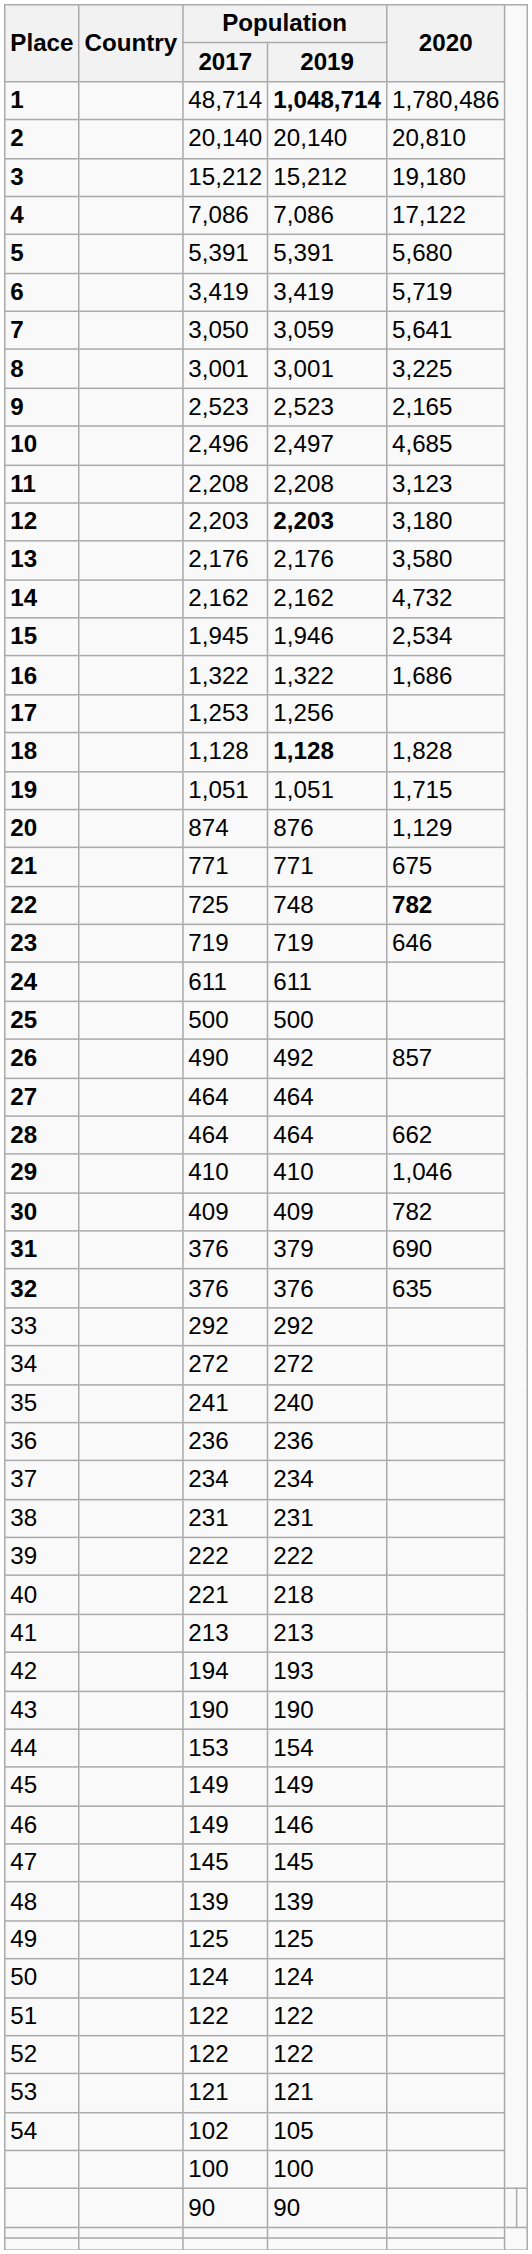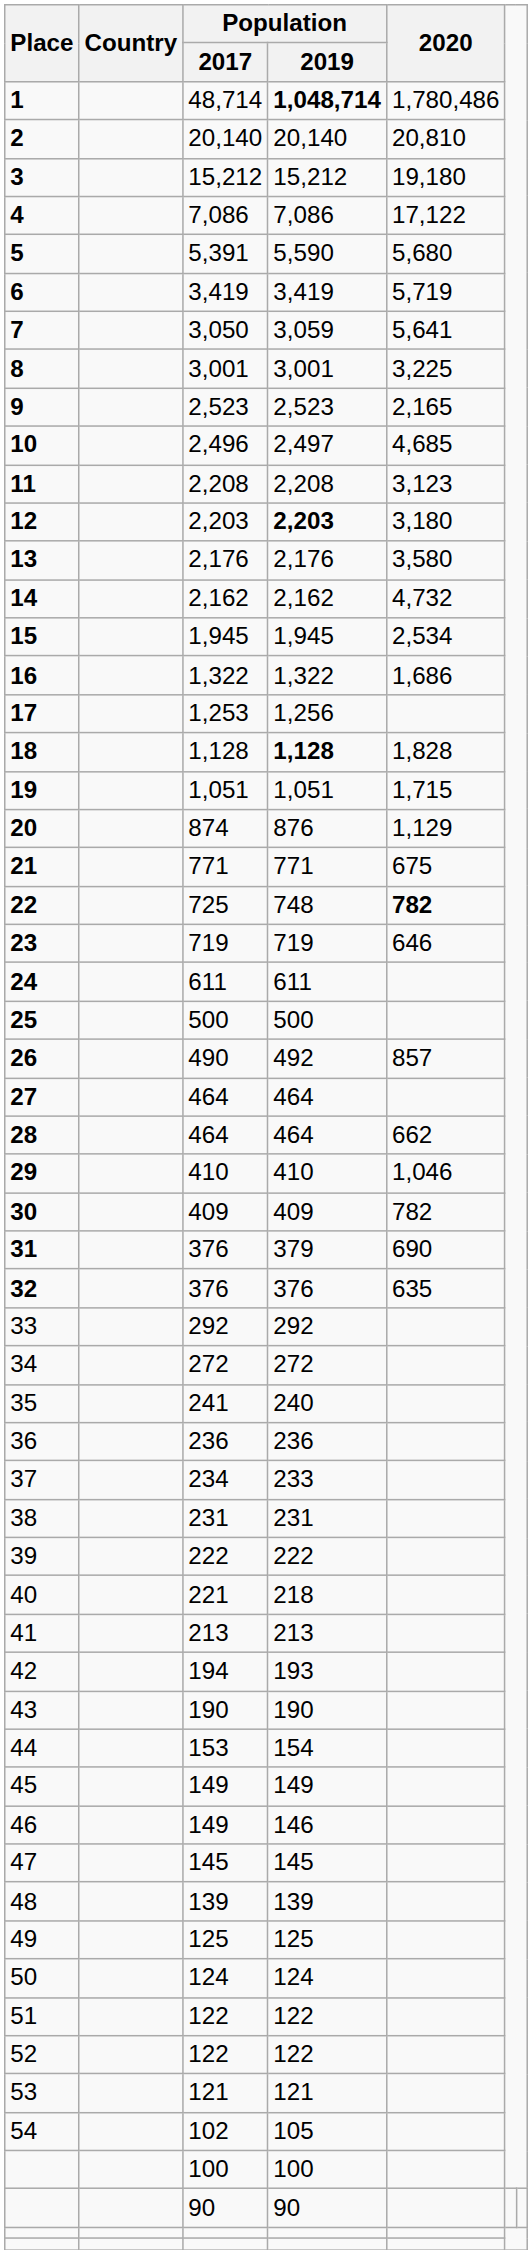(304, 253) 5,391 -> (304, 253) 5,590
(304, 636) 1,946 -> (304, 636) 1,945
(294, 1479) 234 -> (294, 1479) 233
